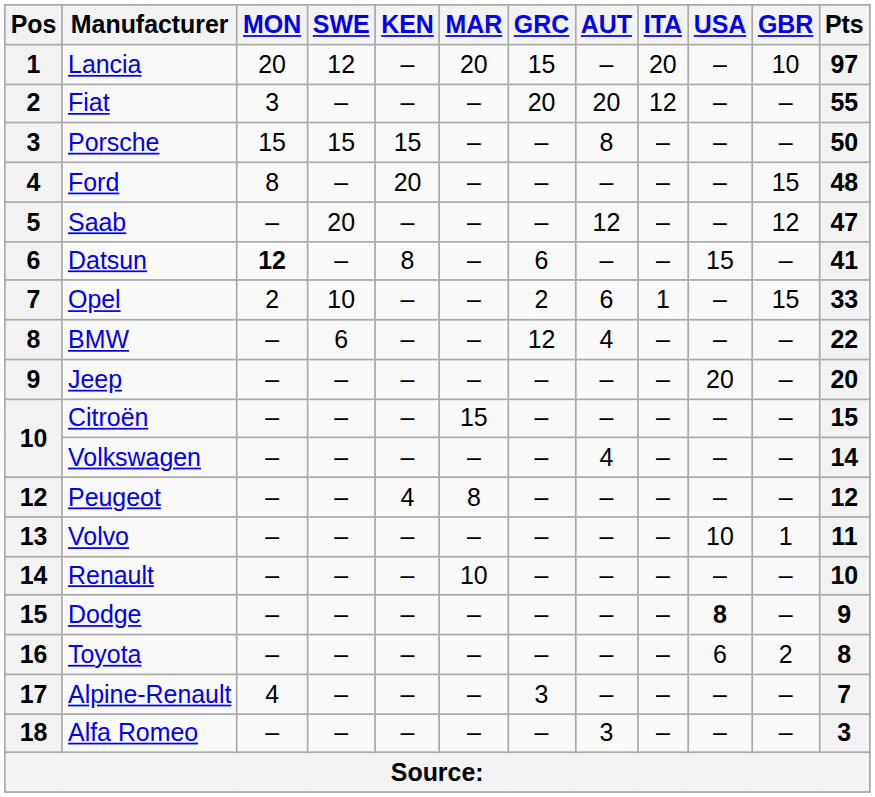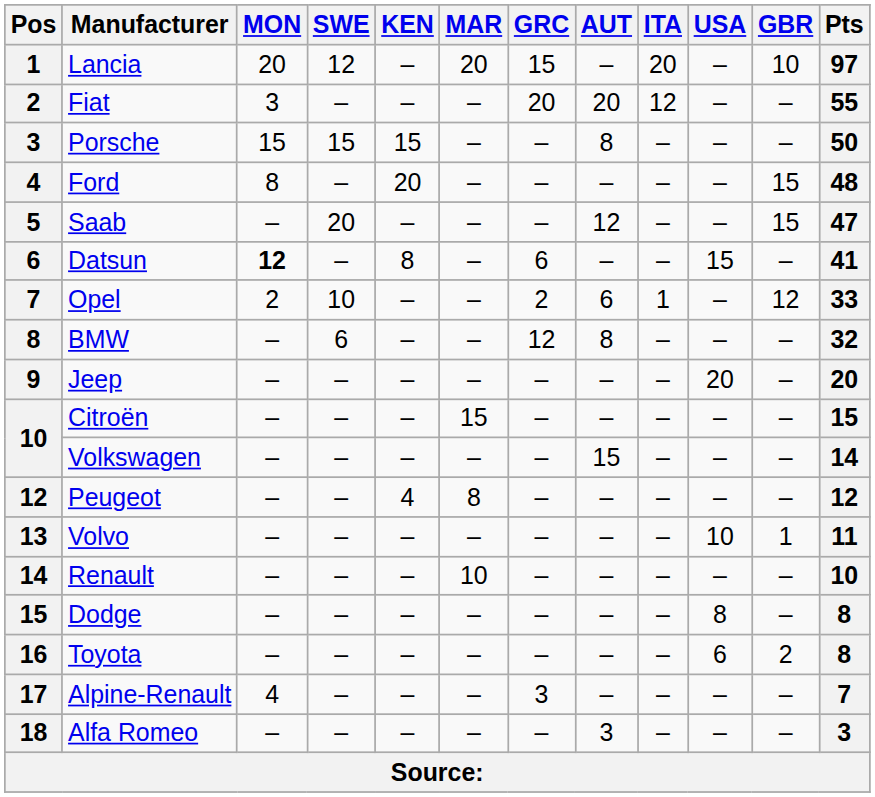(786, 222) 12 -> (786, 222) 15
(786, 300) 15 -> (786, 300) 12
(606, 340) 4 -> (606, 340) 8
(844, 340) 22 -> (844, 340) 32
(606, 458) 4 -> (606, 458) 15
(720, 615) bold -> (720, 615) normal
(844, 615) 9 -> (844, 615) 8
